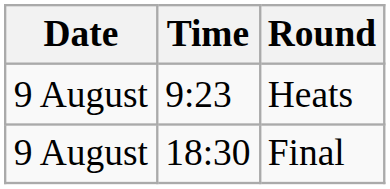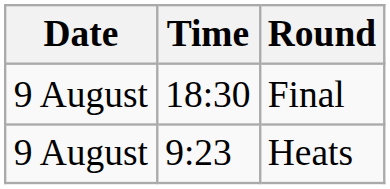rows swapped: (310, 93) <-> (306, 152)
